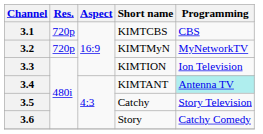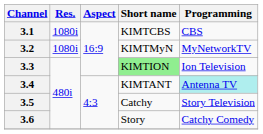(64, 31) 720p -> (65, 31) 1080i
(64, 48) 720p -> (65, 48) 1080i
(142, 66) no background -> (145, 66) lightgreen background
